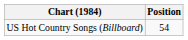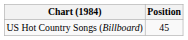(164, 27) 54 -> (164, 27) 45
